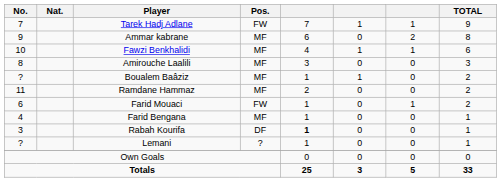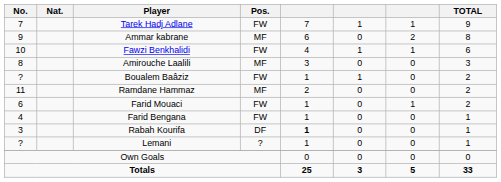(260, 50) MF -> (260, 50) FW
(260, 77) MF -> (260, 77) FW
(260, 117) MF -> (260, 117) FW
